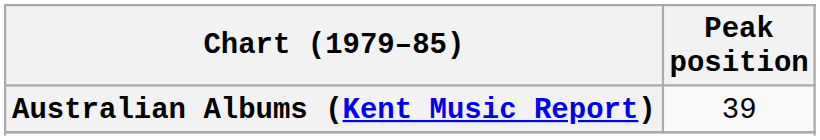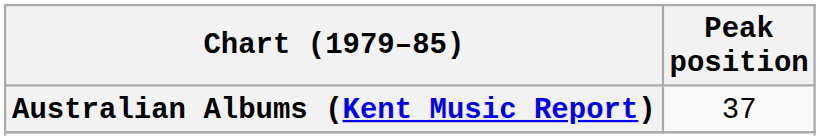(739, 109) 39 -> (739, 109) 37
